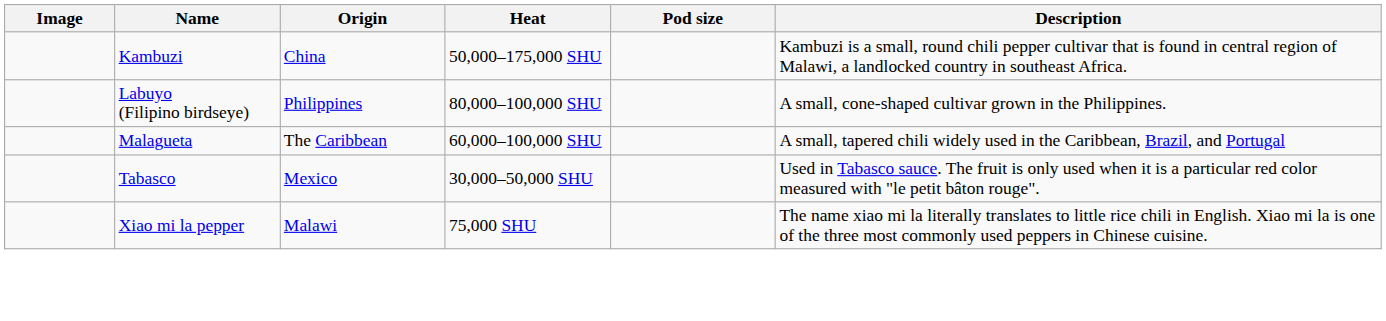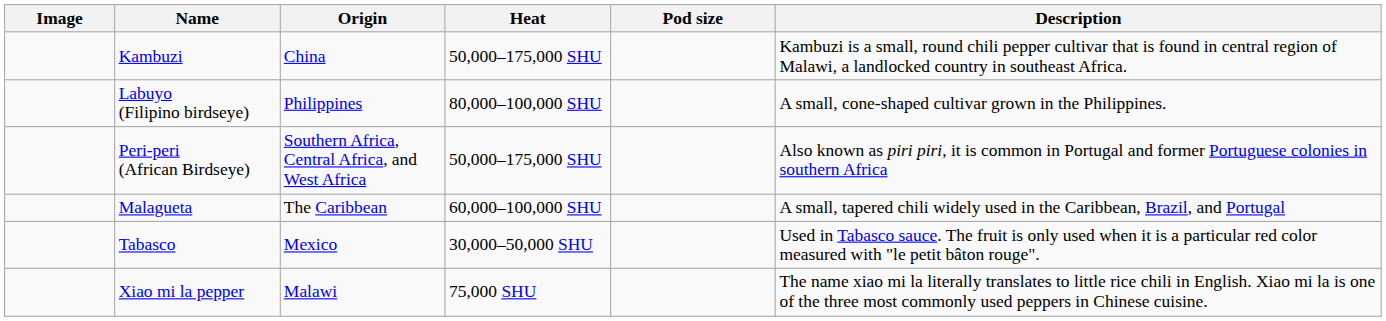+ row: (184, 160)
